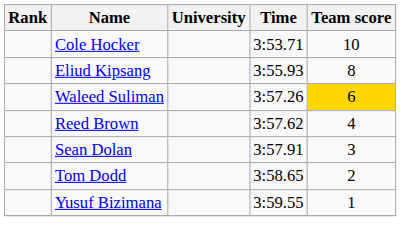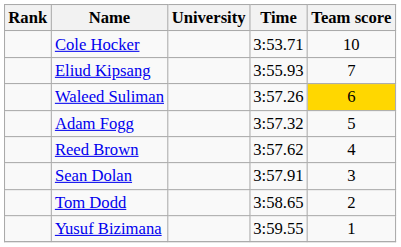(351, 70) 8 -> (351, 70) 7
+ row: (94, 123)
